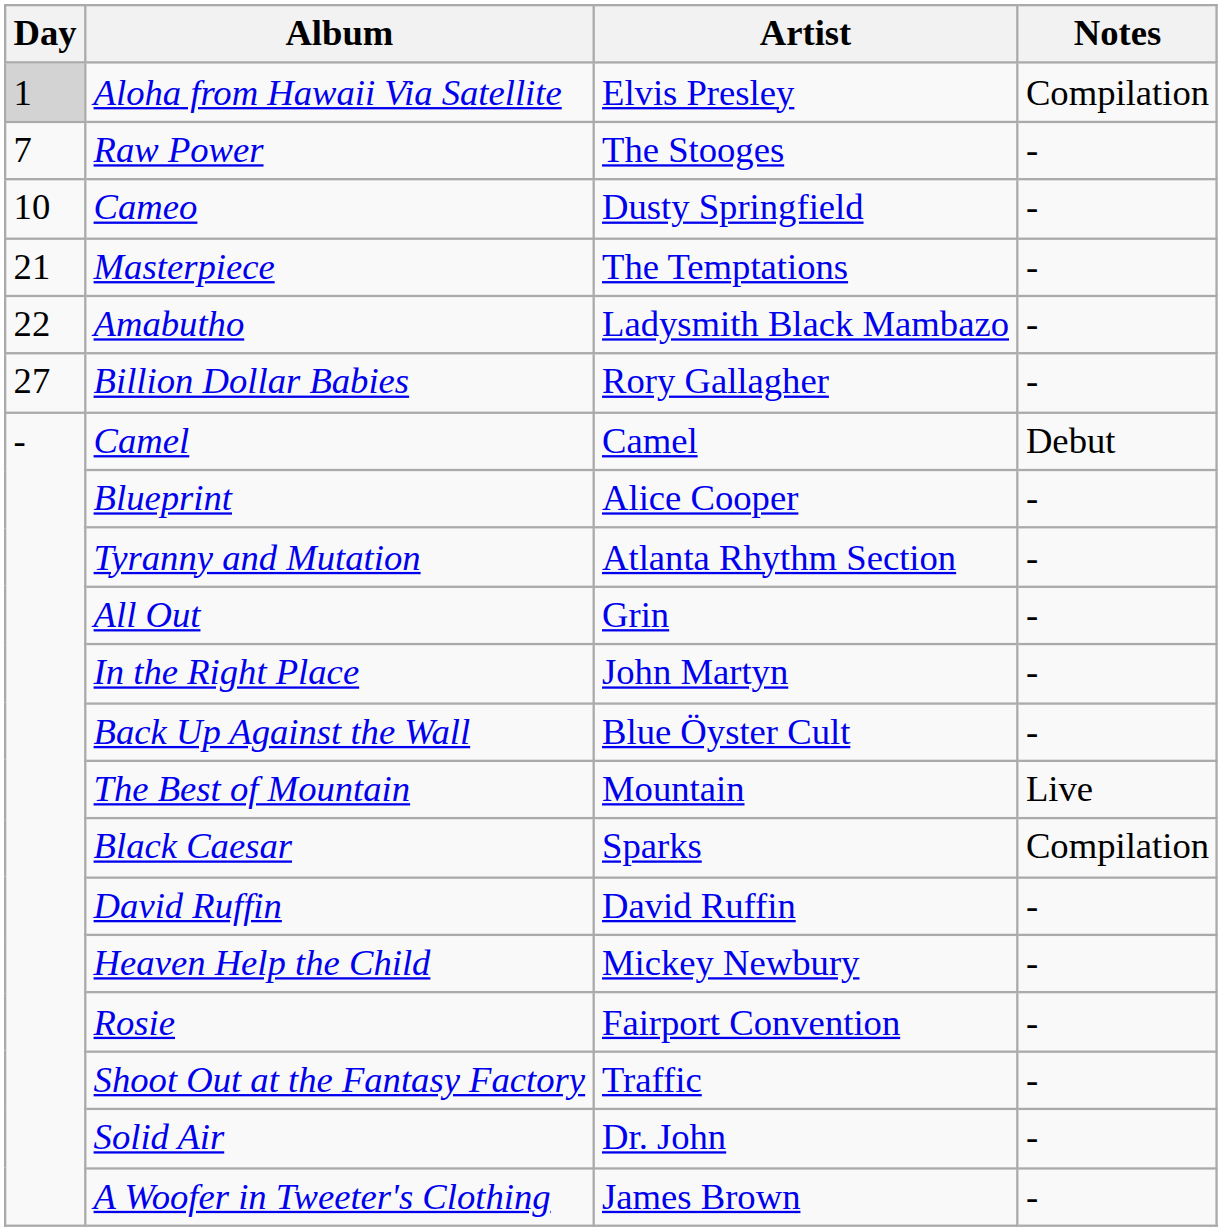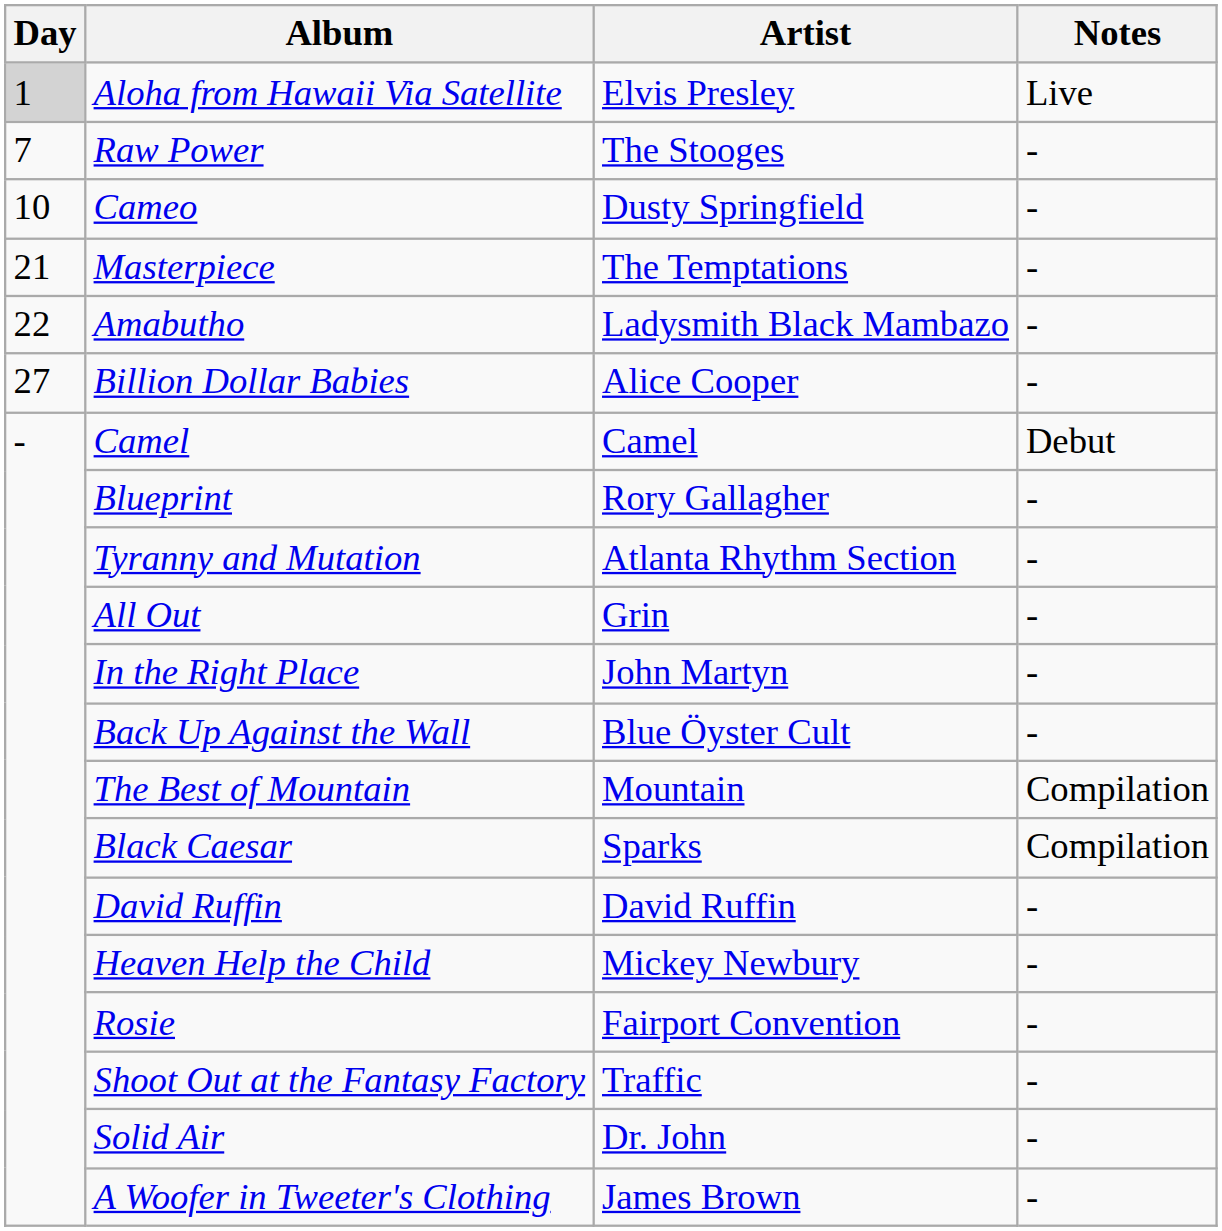(1118, 91) Compilation -> (1059, 91) Live
(715, 382) Rory Gallagher -> (700, 382) Alice Cooper
(700, 498) Alice Cooper -> (715, 498) Rory Gallagher
(1059, 788) Live -> (1118, 788) Compilation
